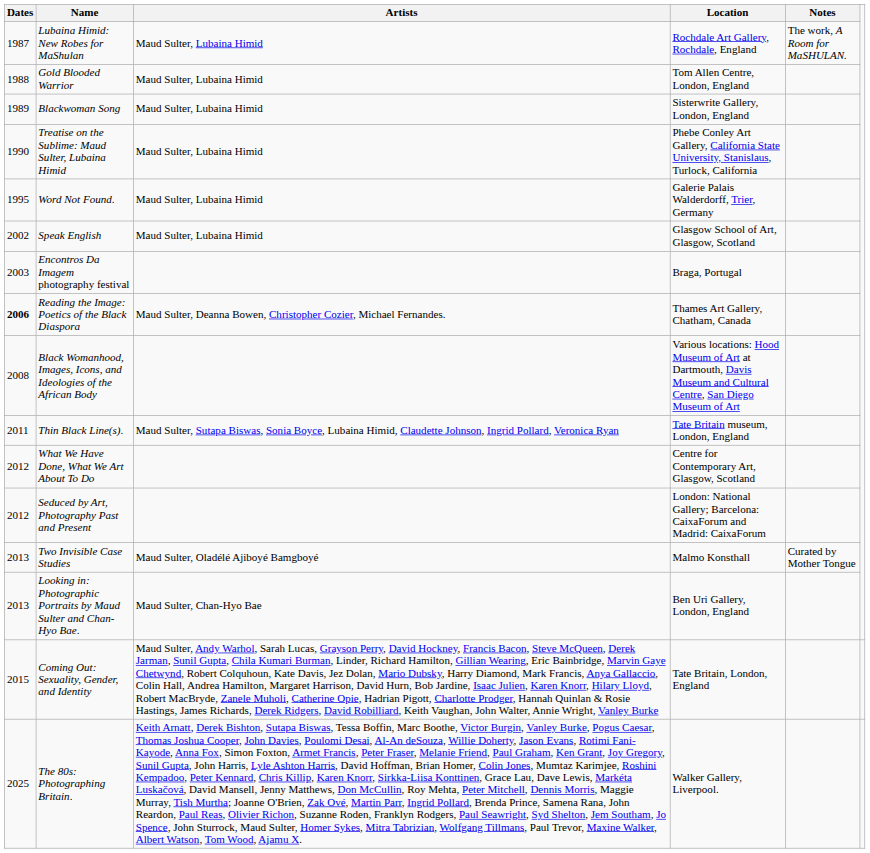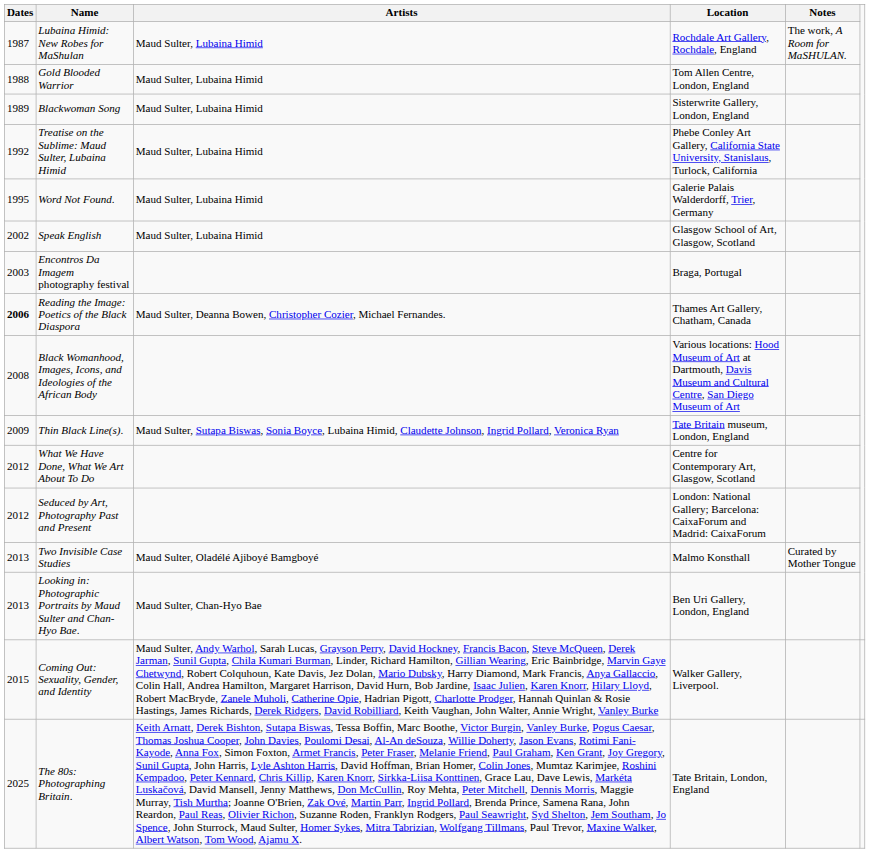(18, 151) 1990 -> (18, 151) 1992
(18, 430) 2011 -> (18, 430) 2009
(720, 679) Tate Britain, London, England -> (707, 679) Walker Gallery, Liverpool.
(707, 783) Walker Gallery, Liverpool. -> (720, 783) Tate Britain, London, England
